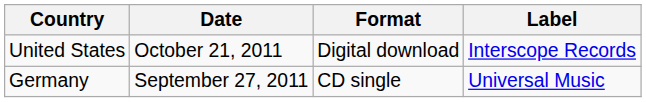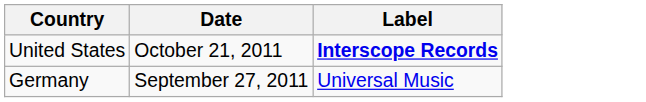- column: (388, 19)
(552, 50) normal -> (408, 50) bold
